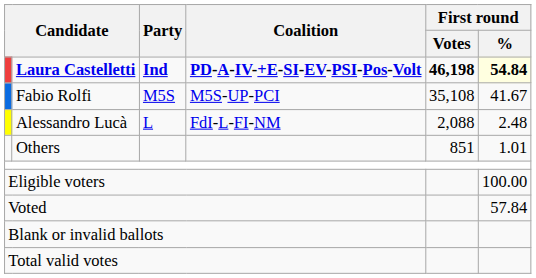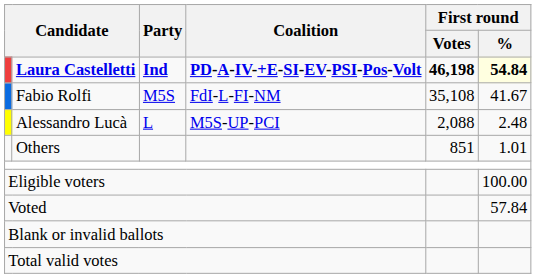(235, 95) M5S-UP-PCI -> (235, 95) FdI-L-FI-NM
(235, 122) FdI-L-FI-NM -> (235, 122) M5S-UP-PCI
